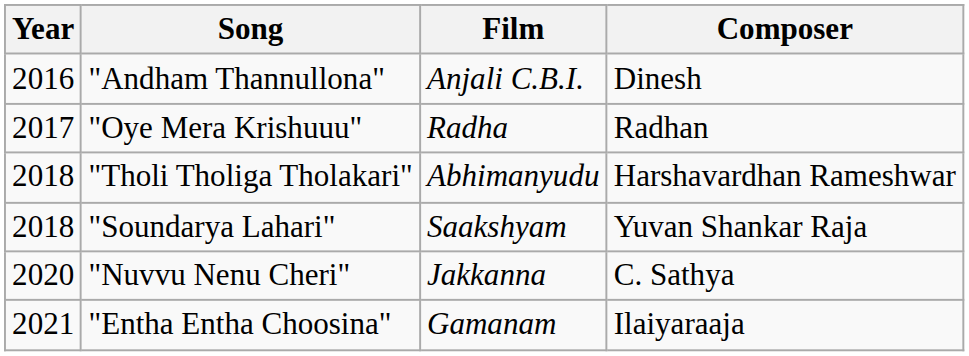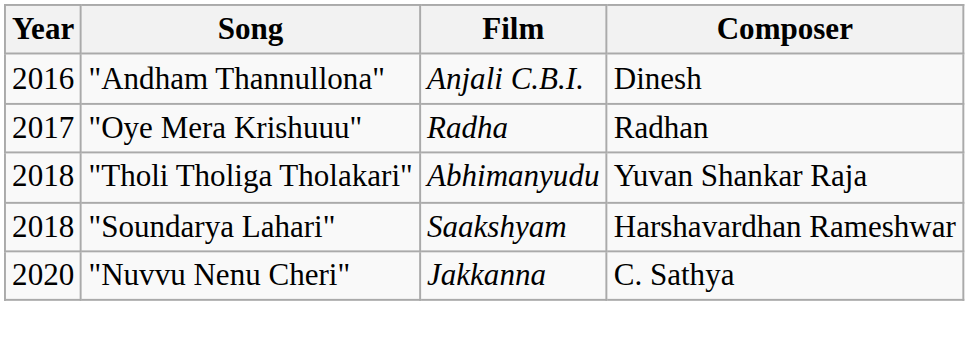(785, 176) Harshavardhan Rameshwar -> (740, 176) Yuvan Shankar Raja
(740, 226) Yuvan Shankar Raja -> (785, 226) Harshavardhan Rameshwar
- row: (240, 324)
